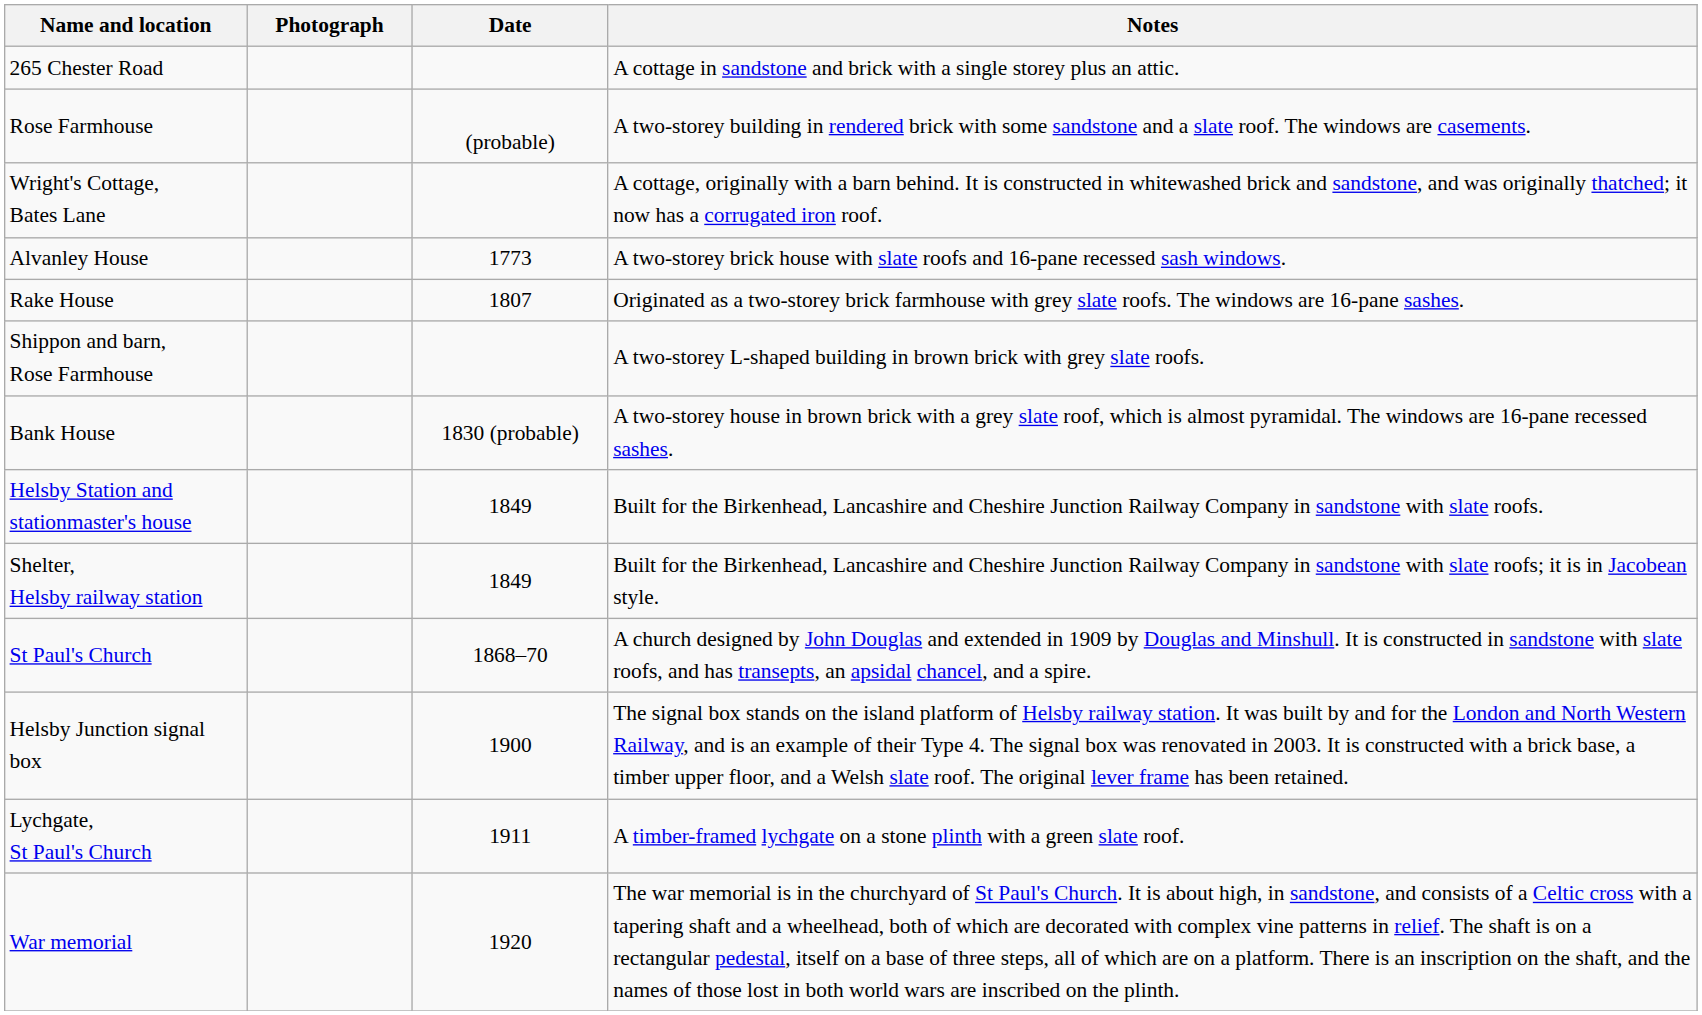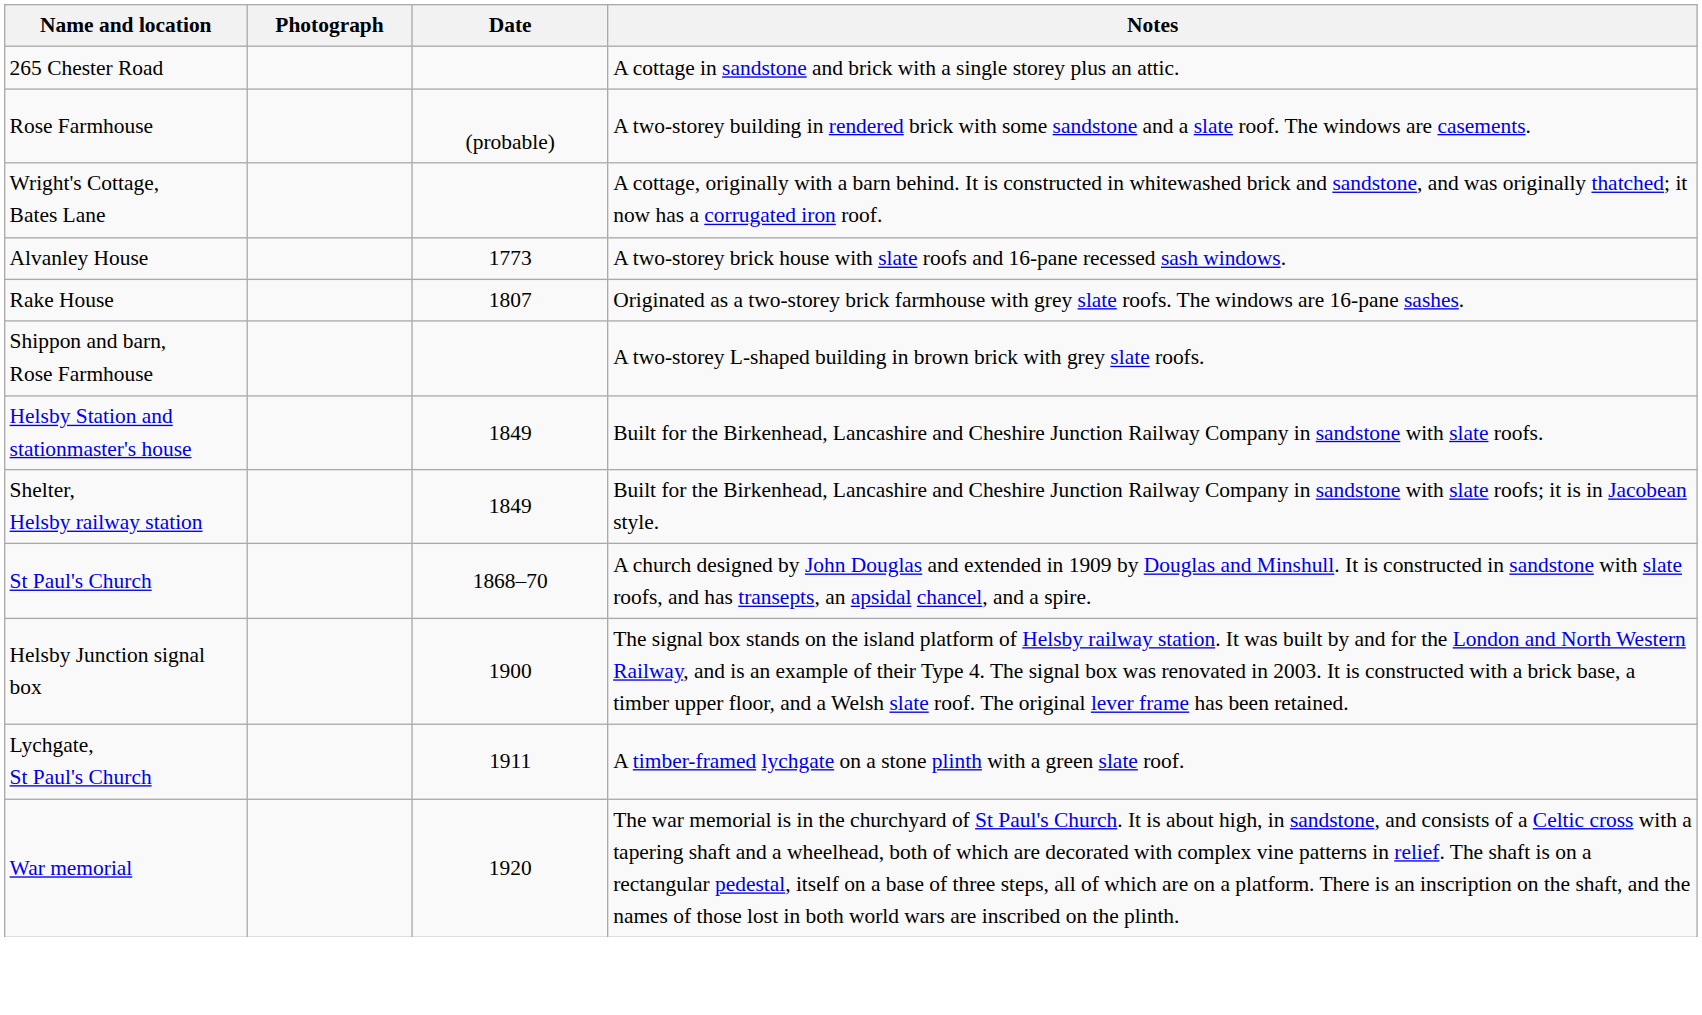- row: (62, 432)
